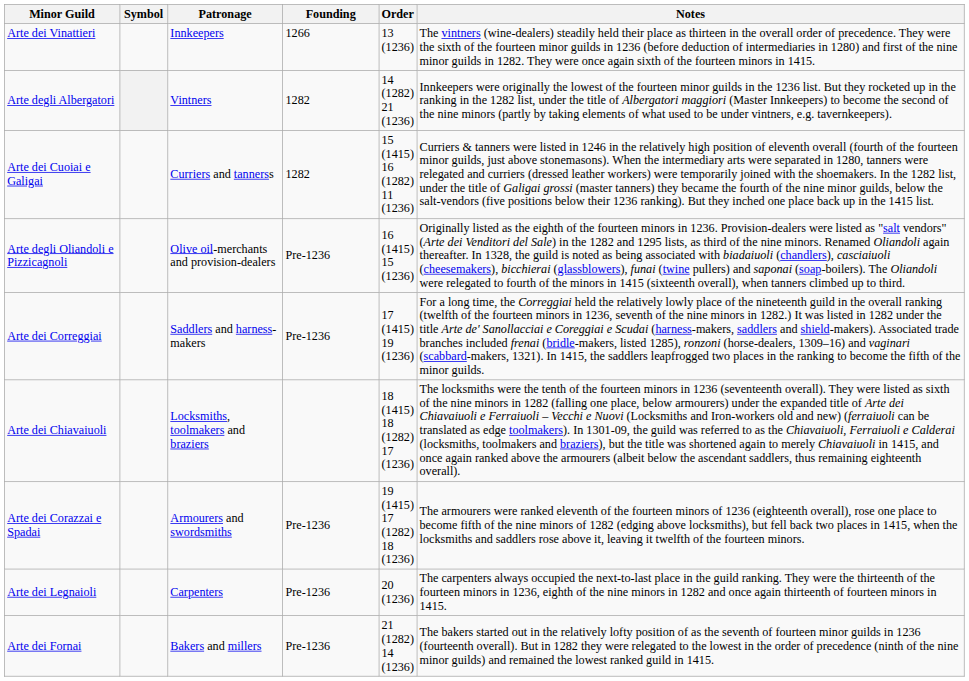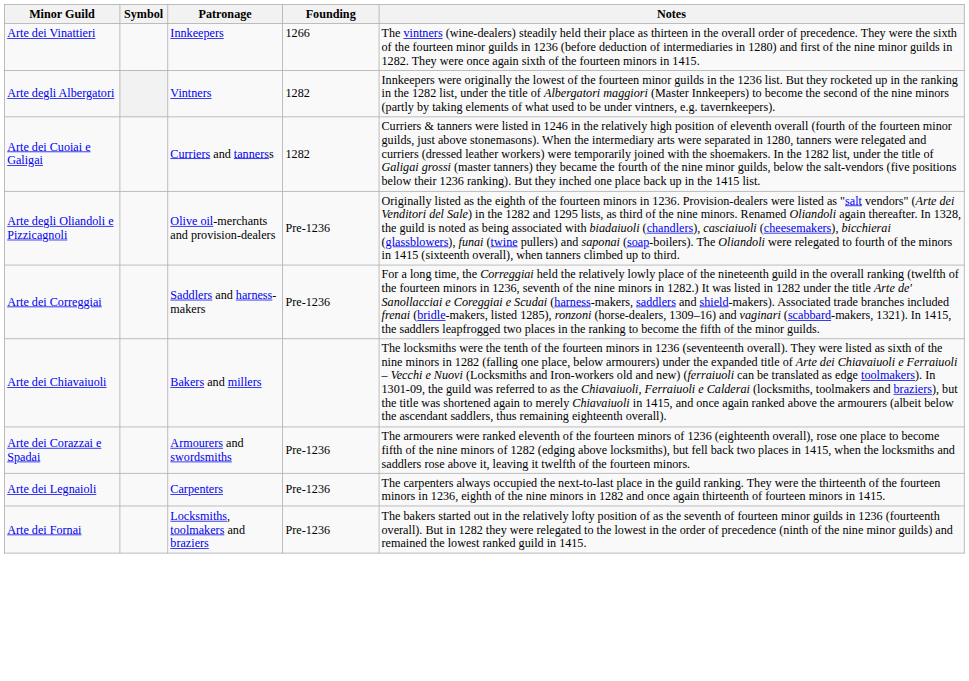- column: (398, 14)
(208, 430) Locksmiths, toolmakers and braziers -> (216, 382) Bakers and millers
(216, 645) Bakers and millers -> (208, 529) Locksmiths, toolmakers and braziers
